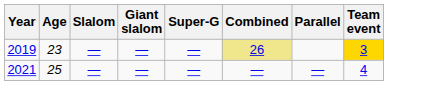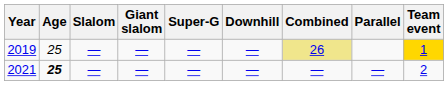+ column: (252, 22)
(54, 49) 23 -> (54, 49) 25
(364, 49) 3 -> (424, 49) 1
(54, 70) normal -> (54, 70) bold
(364, 70) 4 -> (424, 70) 2
